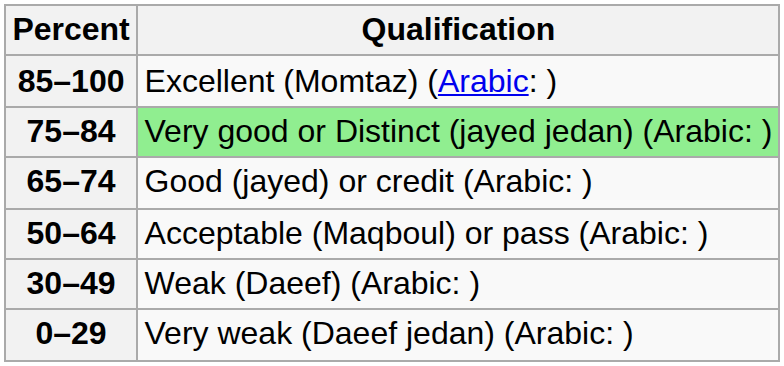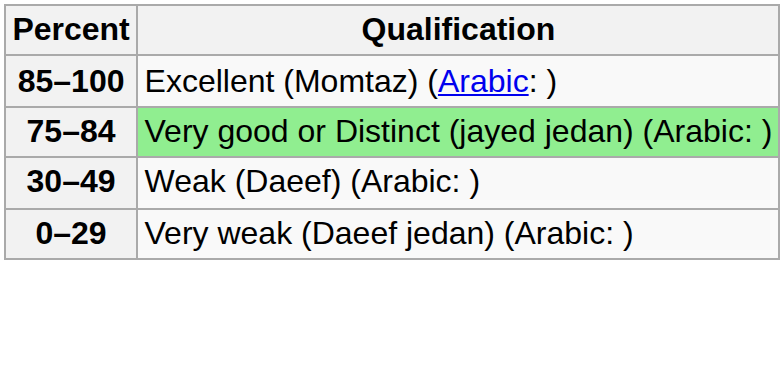- row: (71, 182)
- row: (71, 232)
